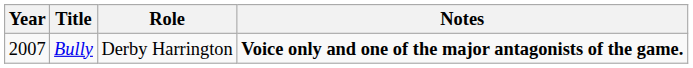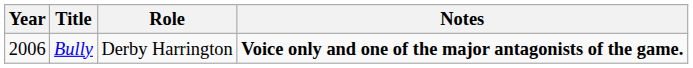(27, 48) 2007 -> (27, 48) 2006
